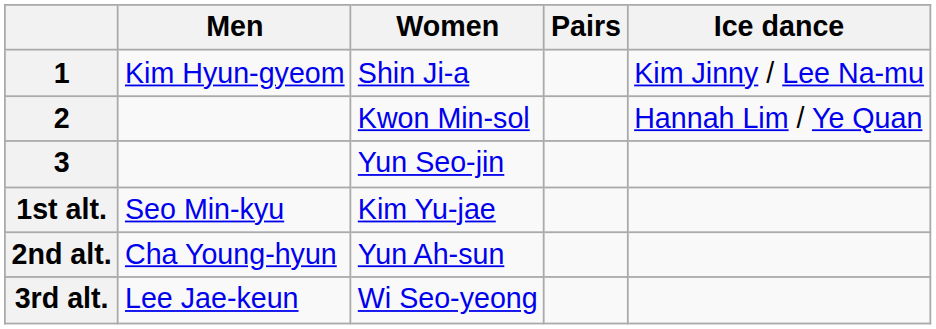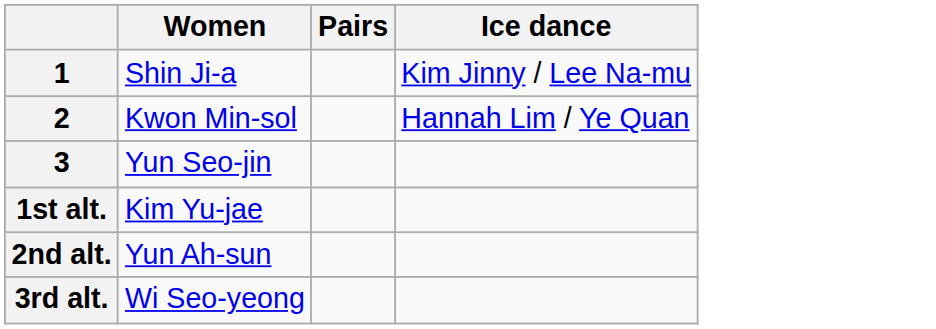- column: (235, 27)
